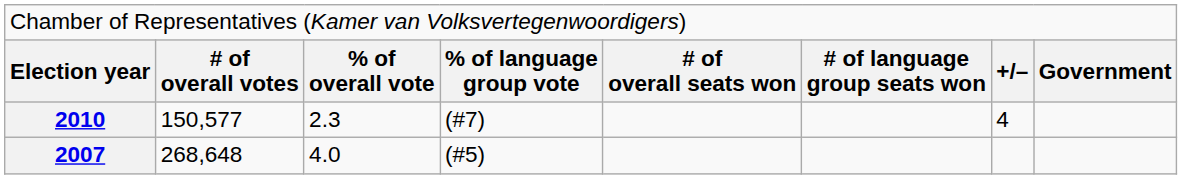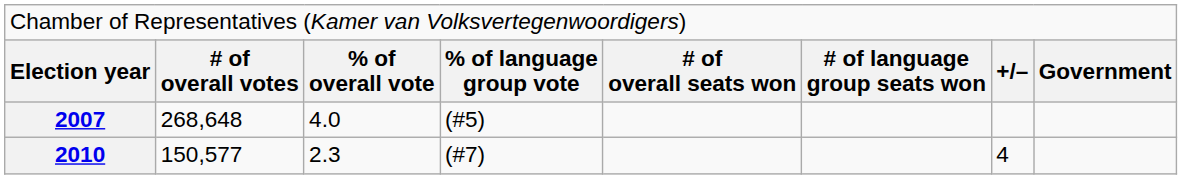rows swapped: (80, 155) <-> (80, 119)
